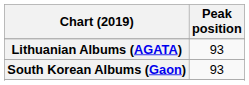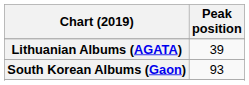(217, 49) 93 -> (217, 49) 39
